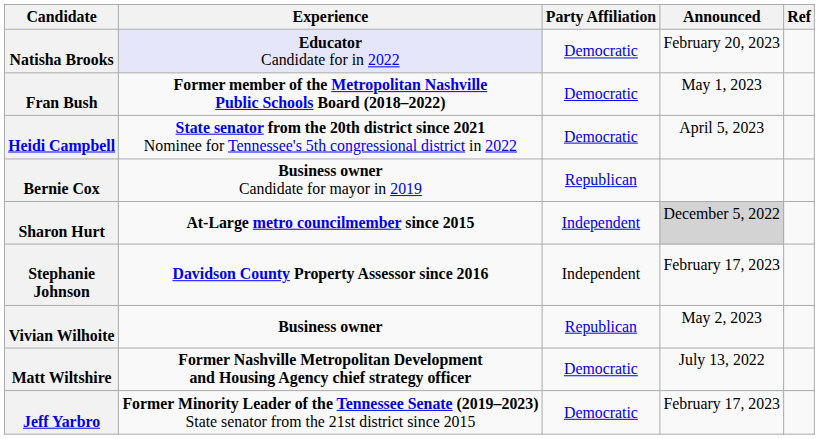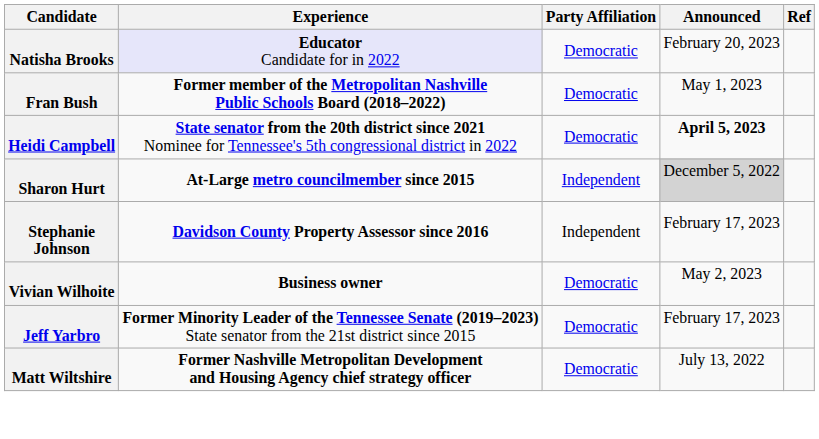(722, 128) normal -> (722, 128) bold
- row: (62, 188)
(601, 326) Republican -> (601, 283) Democratic
rows swapped: (62, 378) <-> (62, 421)
